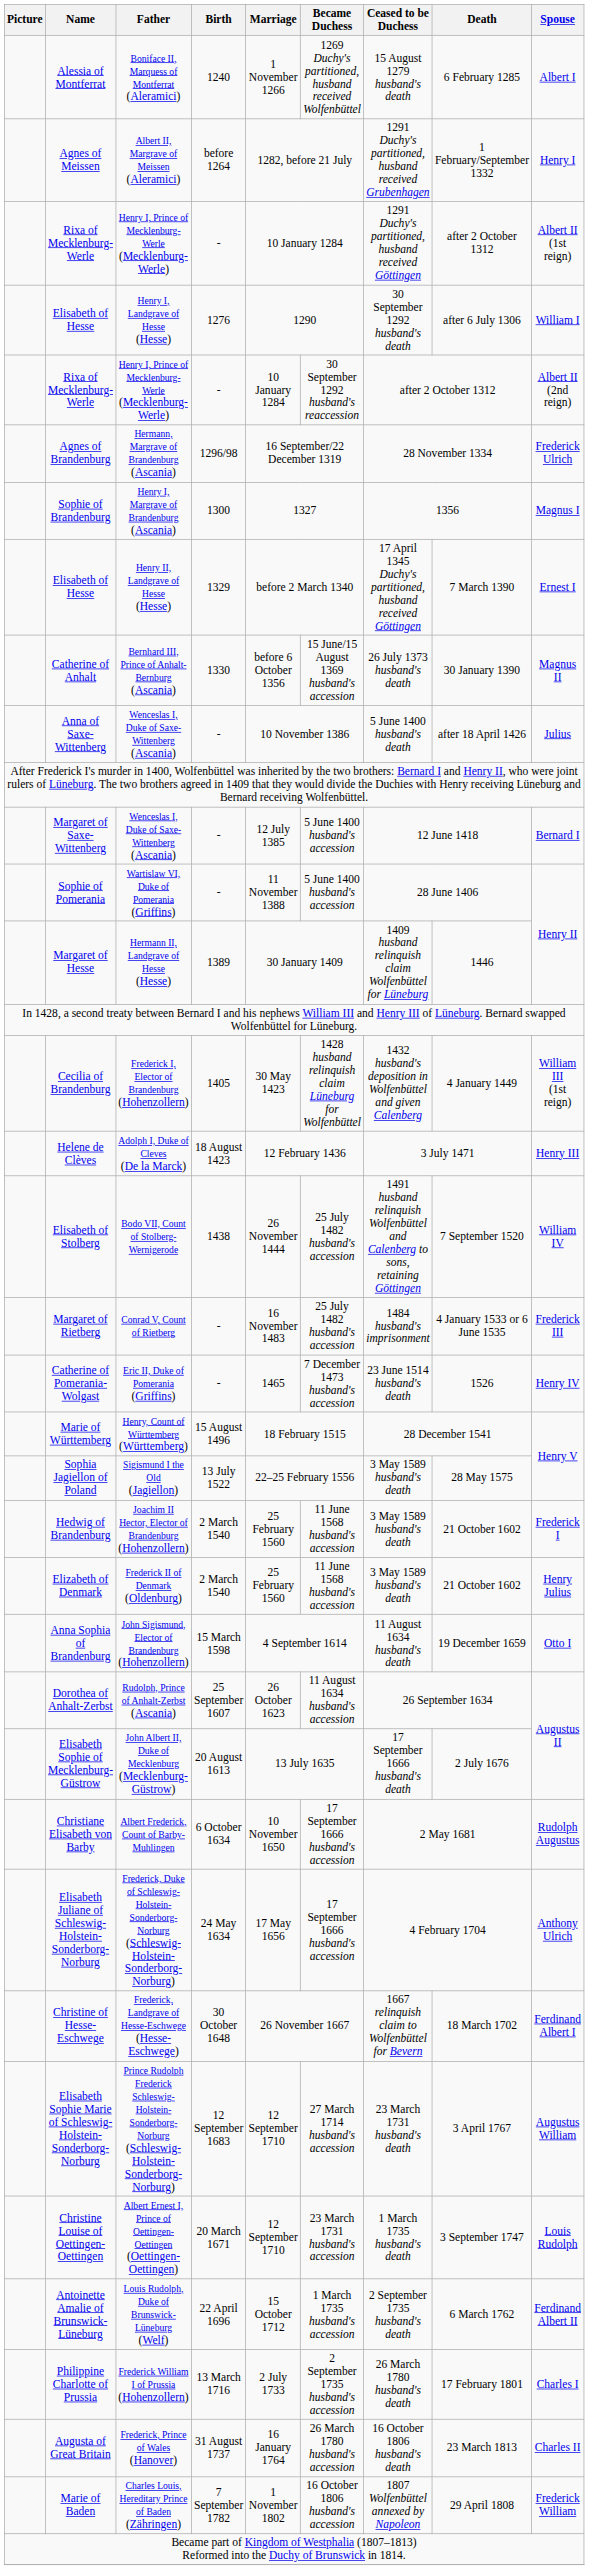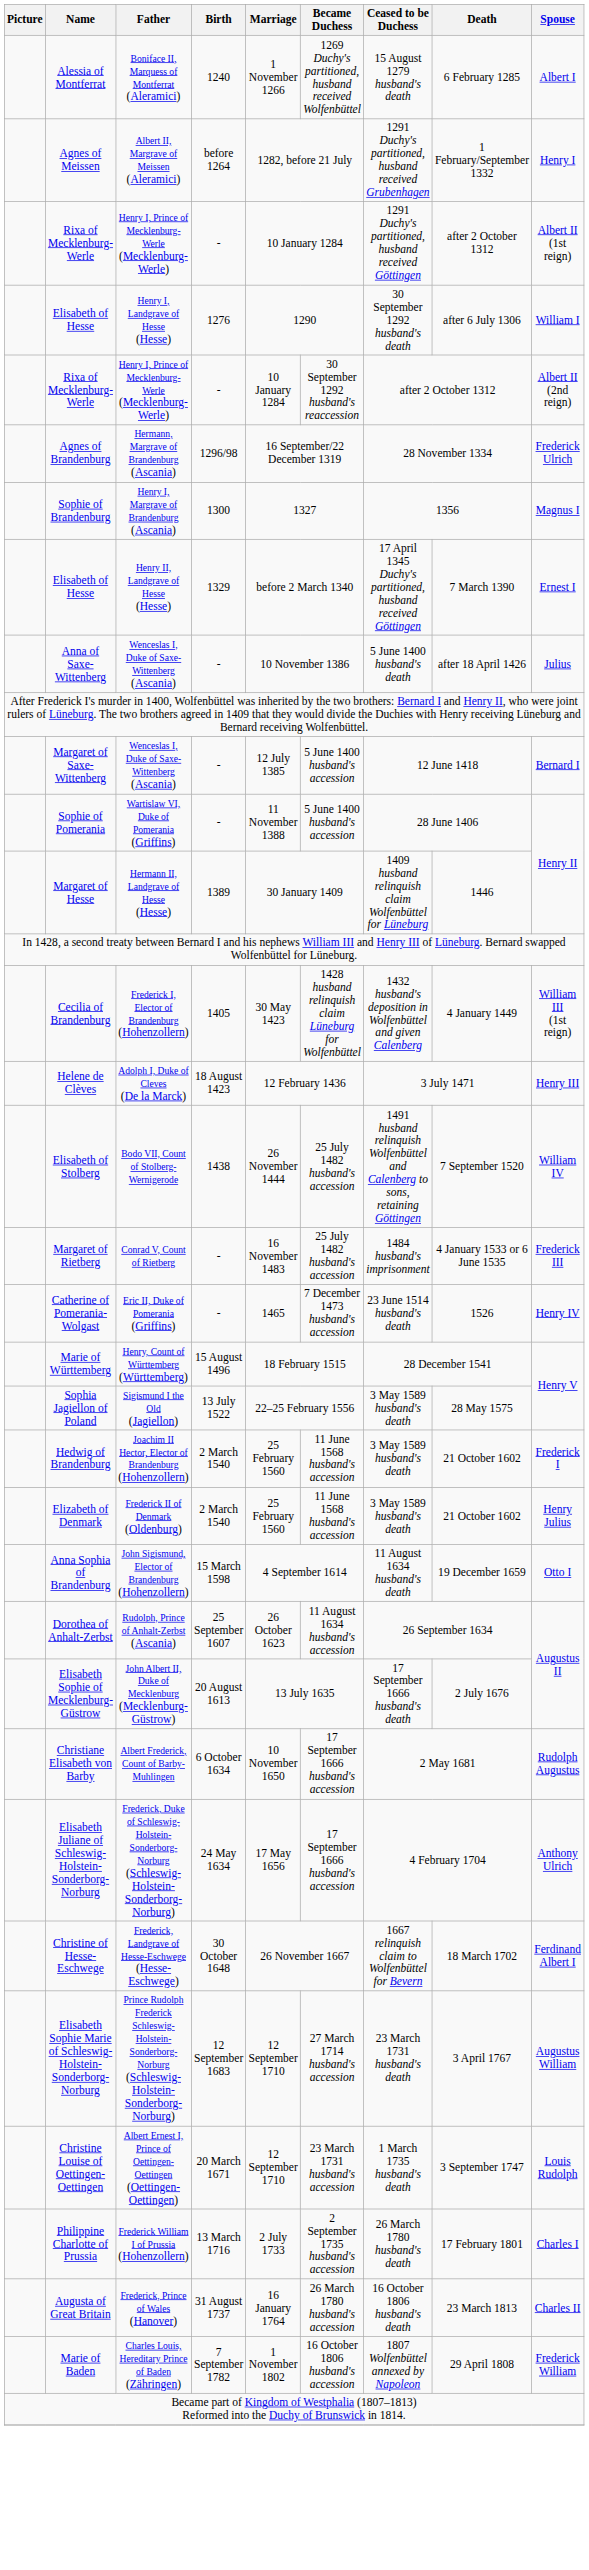- row: (80, 670)
- row: (80, 2314)
